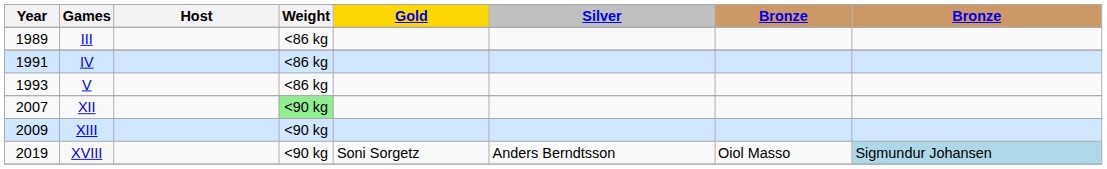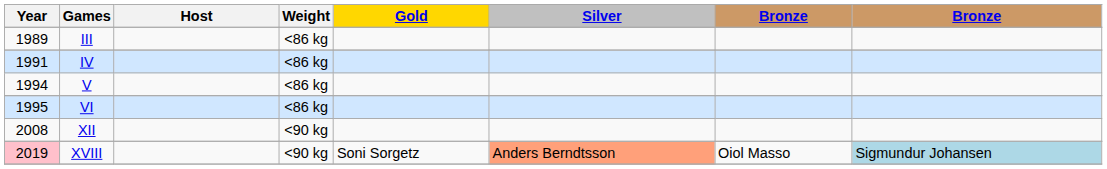(32, 85) 1993 -> (32, 85) 1994
+ row: (87, 108)
(32, 108) 2007 -> (32, 130) 2008
(306, 108) lightgreen background -> (306, 130) no background
- row: (87, 130)
(32, 153) no background -> (32, 153) pink background
(554, 153) no background -> (554, 153) lightsalmon background
